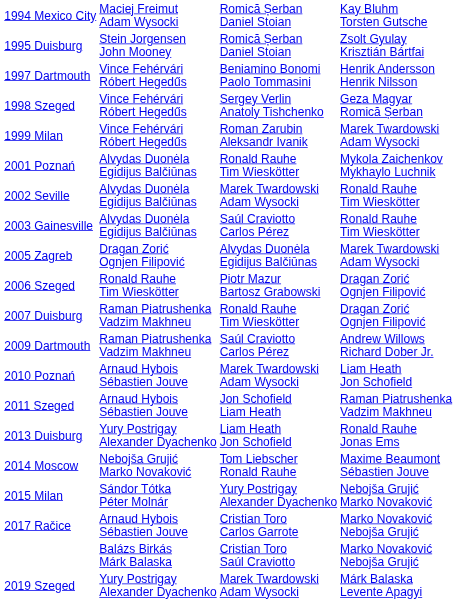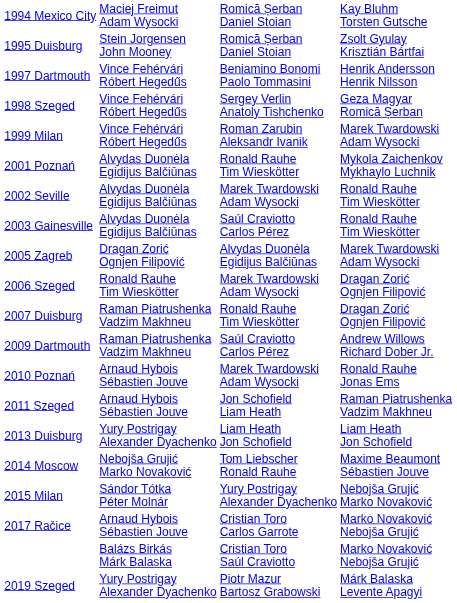(270, 285) Piotr Mazur Bartosz Grabowski -> (269, 285) Marek Twardowski Adam Wysocki
(376, 375) Liam Heath Jon Schofield -> (378, 375) Ronald Rauhe Jonas Ems
(378, 435) Ronald Rauhe Jonas Ems -> (376, 435) Liam Heath Jon Schofield
(269, 585) Marek Twardowski Adam Wysocki -> (270, 585) Piotr Mazur Bartosz Grabowski
